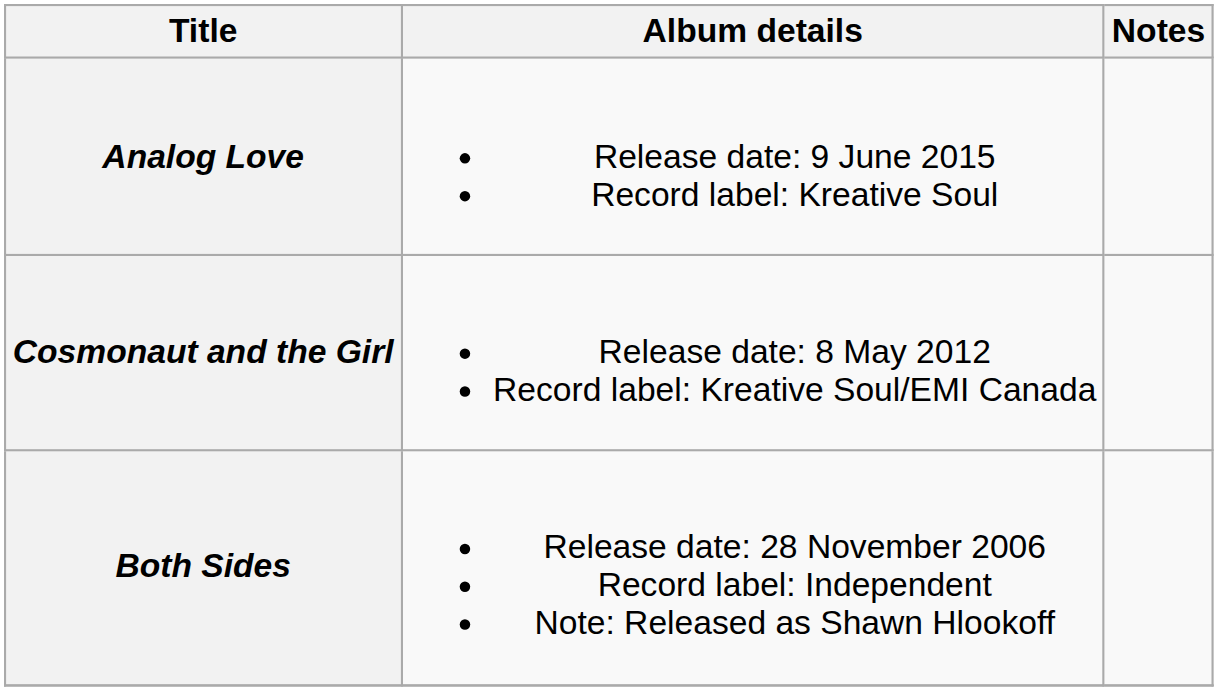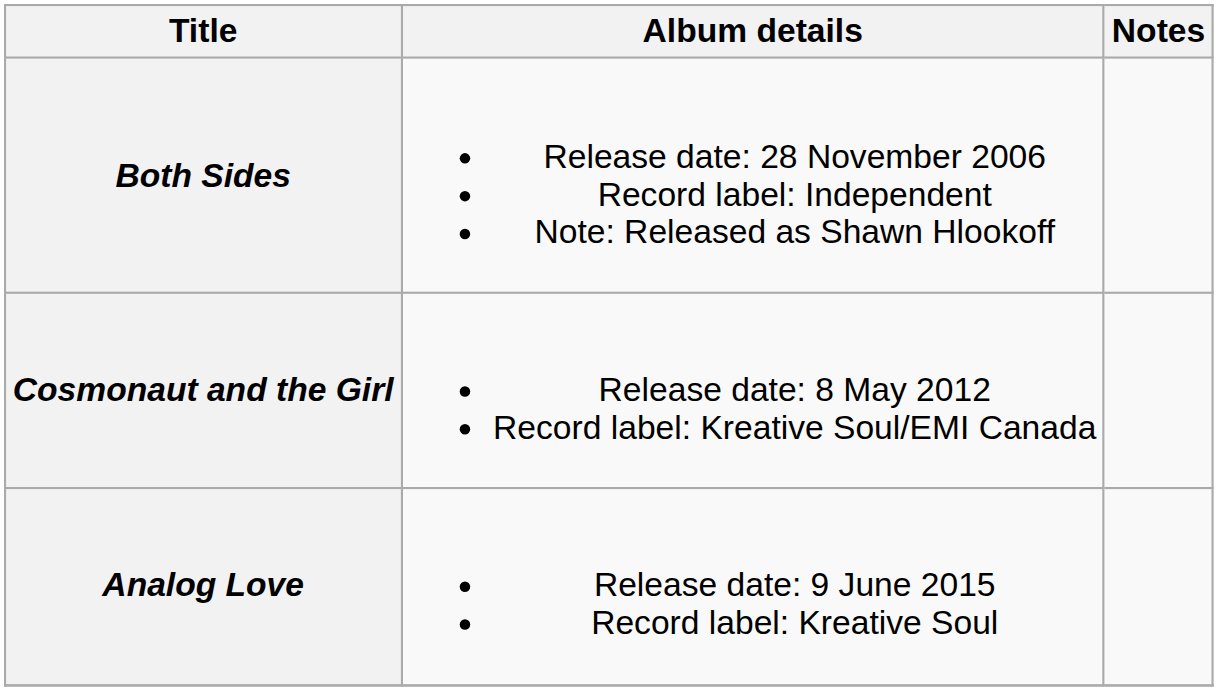rows swapped: (203, 566) <-> (203, 155)
